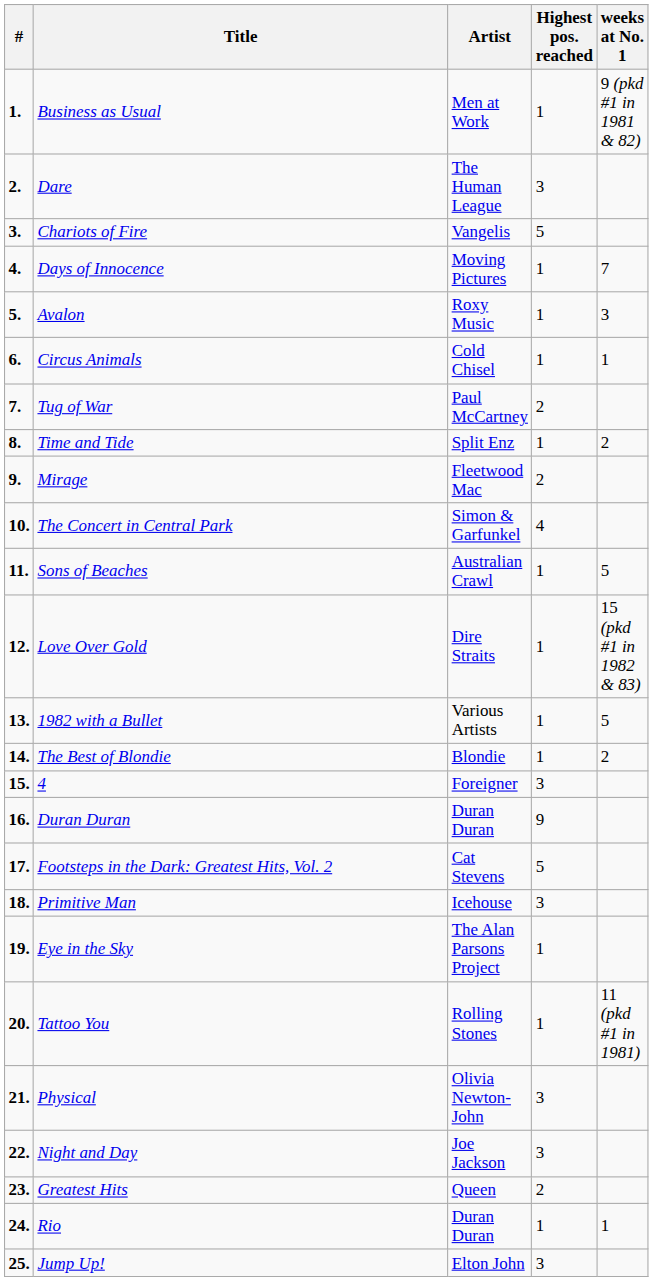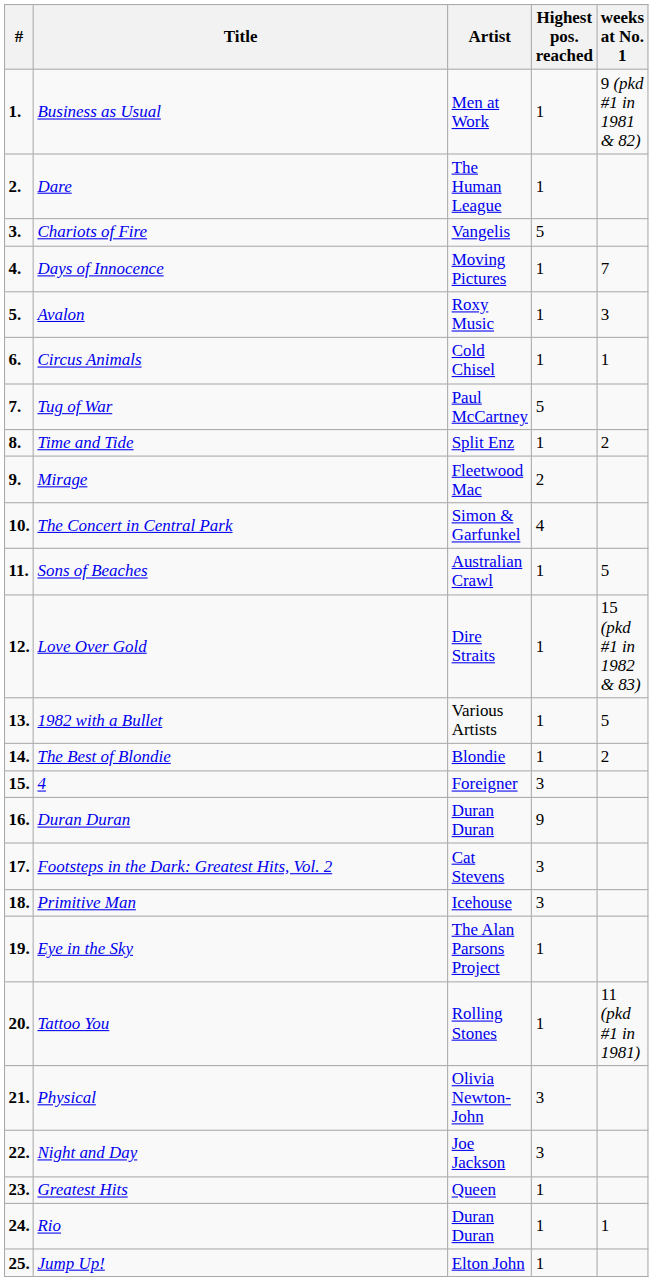(540, 186) 3 -> (540, 186) 1
(540, 406) 2 -> (540, 406) 5
(540, 866) 5 -> (540, 866) 3
(540, 1189) 2 -> (540, 1189) 1
(540, 1262) 3 -> (540, 1262) 1
